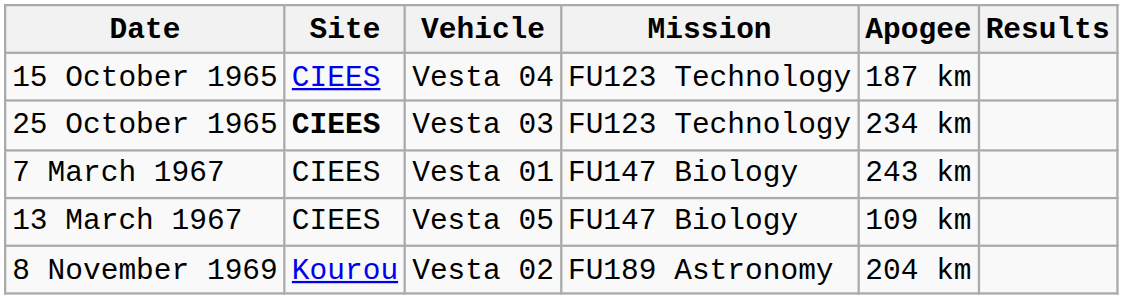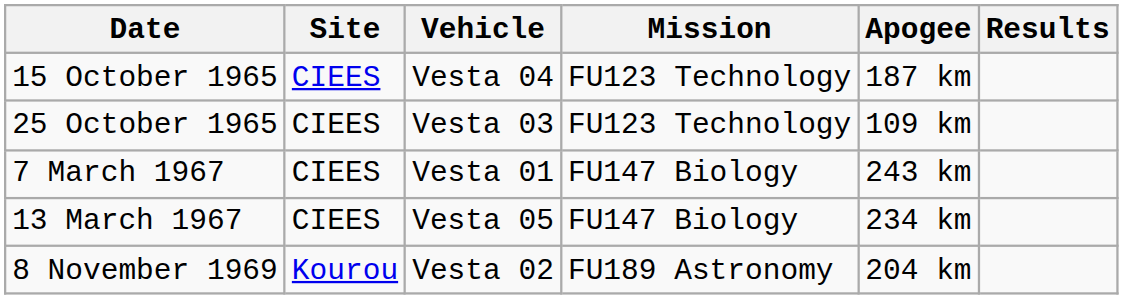(336, 125) bold -> (336, 125) normal
(918, 125) 234 km -> (918, 125) 109 km
(918, 222) 109 km -> (918, 222) 234 km
